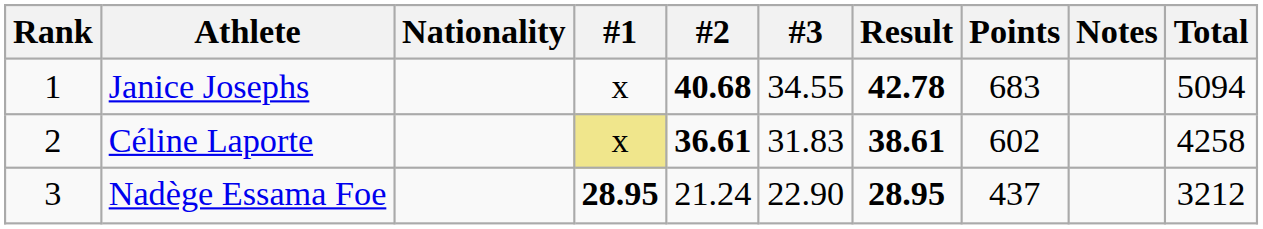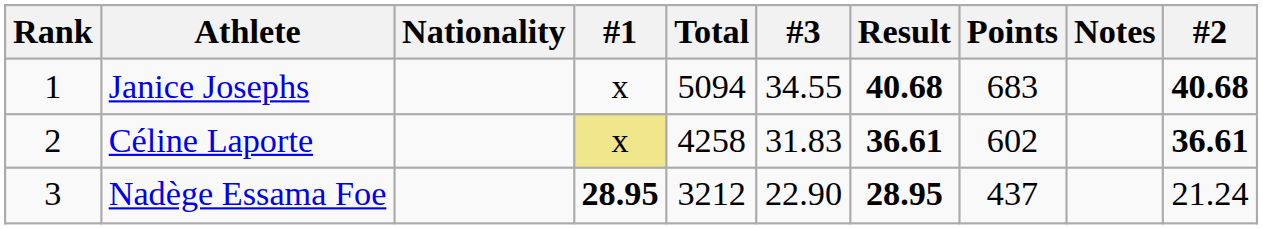columns swapped: (713, 31) <-> (1211, 31)
(907, 85) 42.78 -> (904, 85) 40.68
(907, 140) 38.61 -> (904, 140) 36.61
